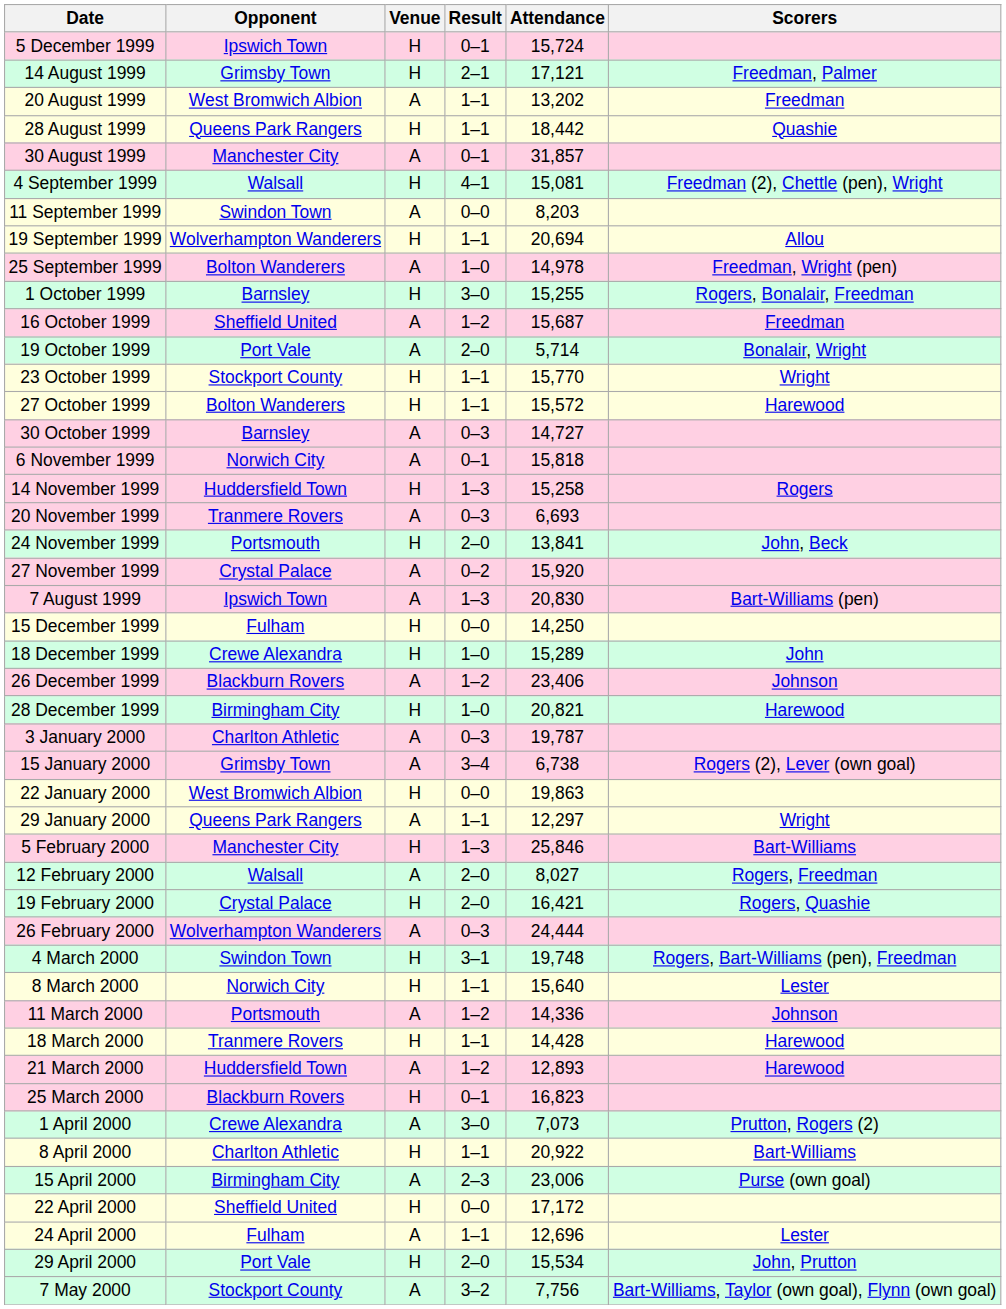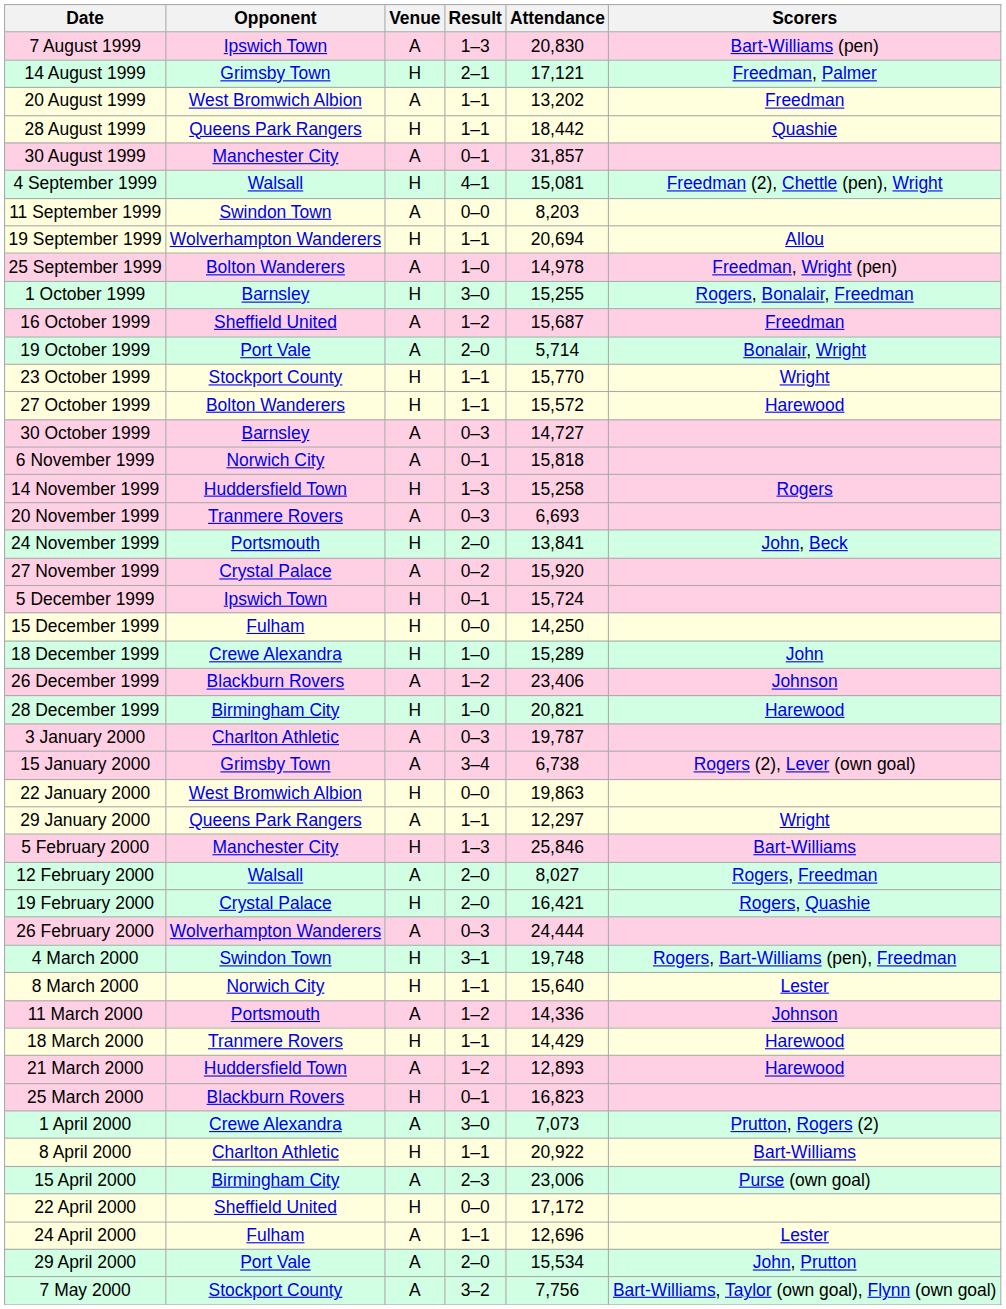rows swapped: (85, 599) <-> (85, 45)
(557, 1041) 14,428 -> (557, 1041) 14,429
(415, 1262) H -> (415, 1262) A
